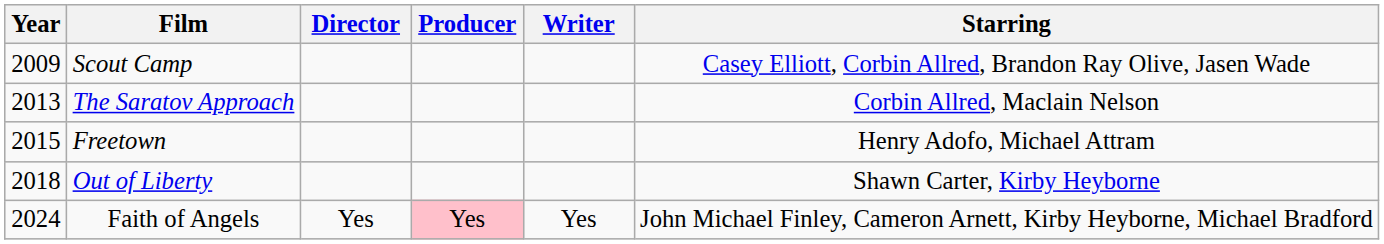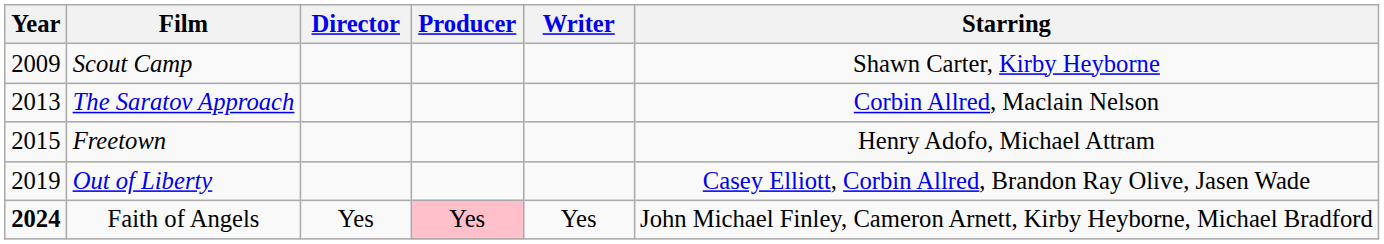(1006, 63) Casey Elliott, Corbin Allred, Brandon Ray Olive, Jasen Wade -> (1006, 63) Shawn Carter, Kirby Heyborne
(36, 180) 2018 -> (36, 180) 2019
(1006, 180) Shawn Carter, Kirby Heyborne -> (1006, 180) Casey Elliott, Corbin Allred, Brandon Ray Olive, Jasen Wade
(36, 219) normal -> (36, 219) bold
